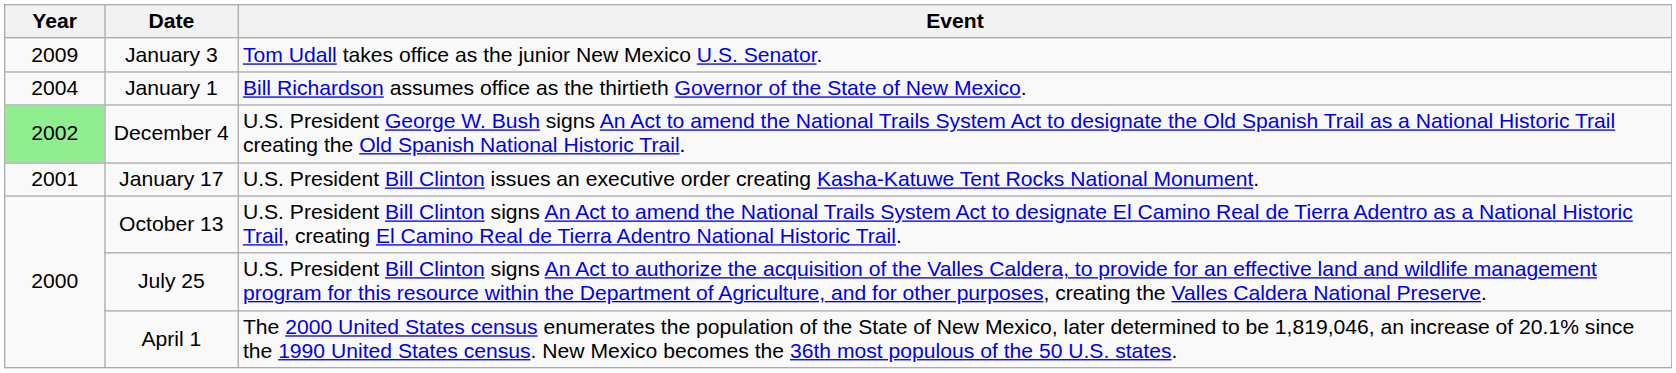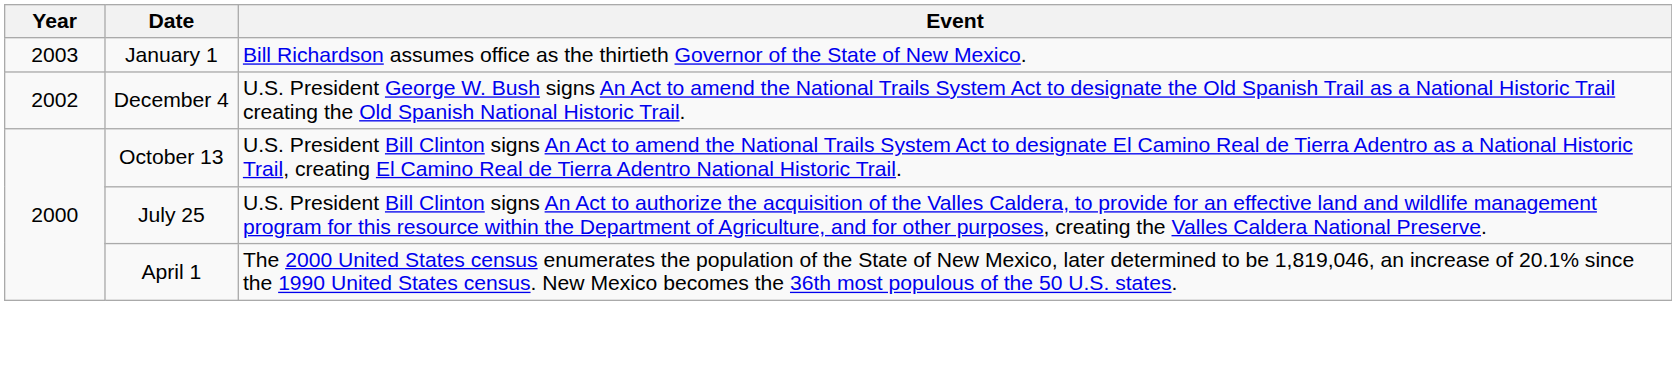- row: (171, 54)
(55, 88) 2004 -> (55, 54) 2003
(55, 133) lightgreen background -> (55, 100) no background
- row: (171, 178)
